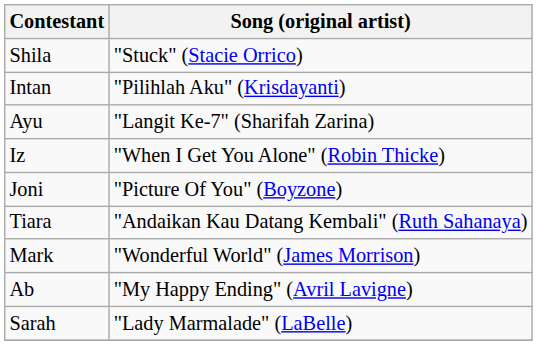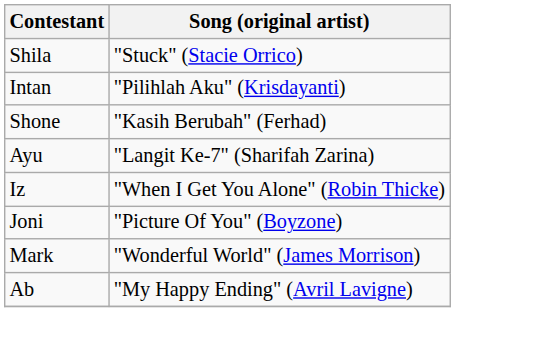+ row: (35, 122)
- row: (31, 222)
- row: (33, 323)
